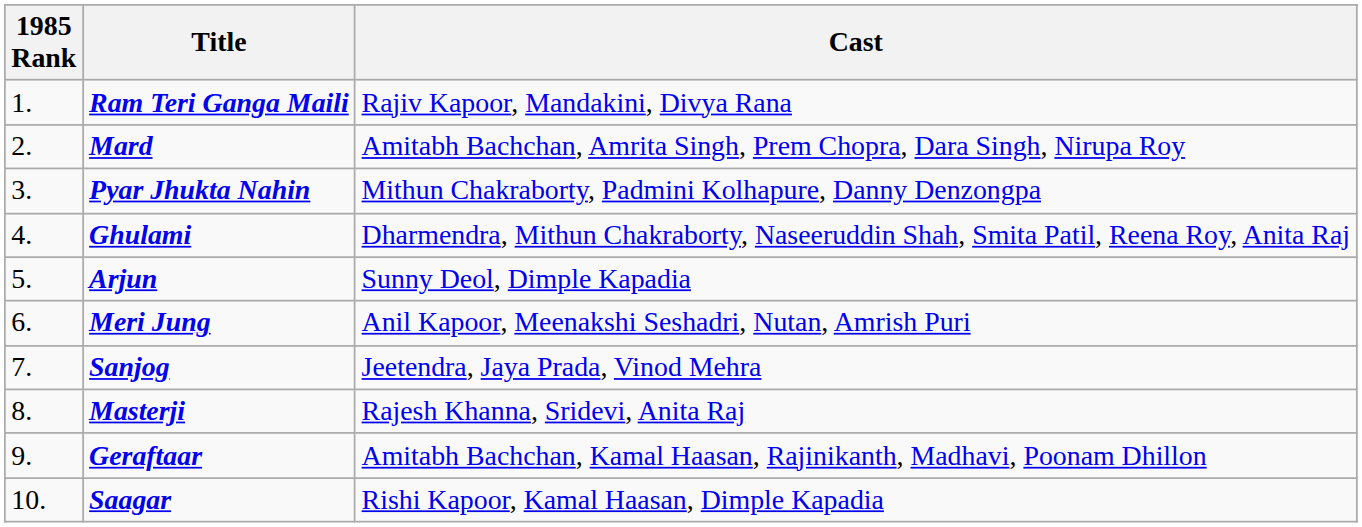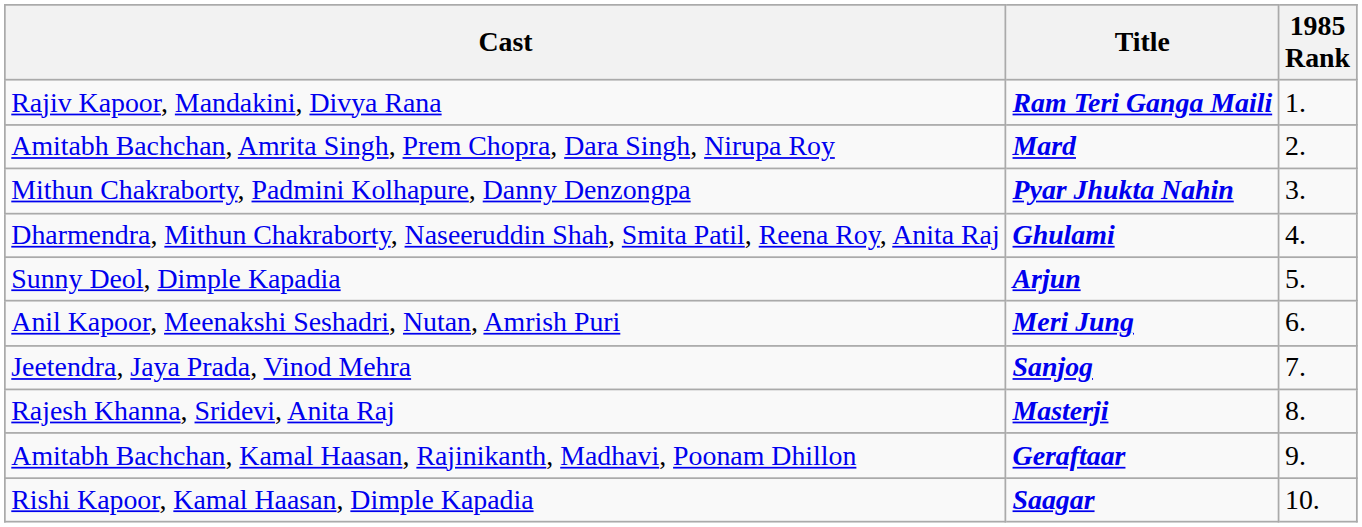columns swapped: (44, 42) <-> (856, 42)
